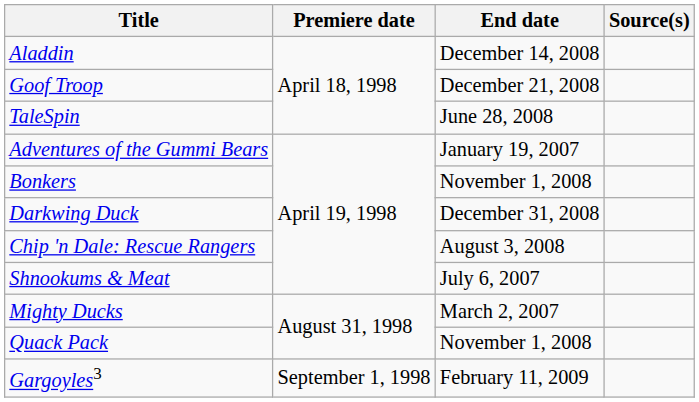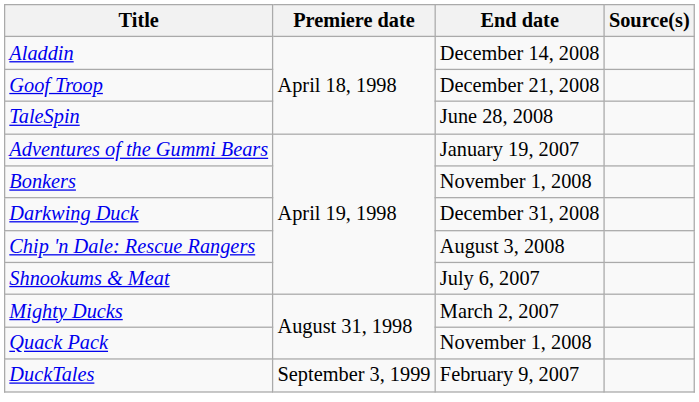- row: (56, 377)
+ row: (52, 375)
